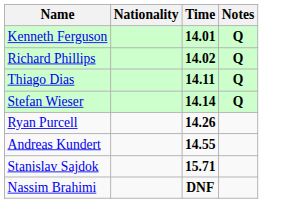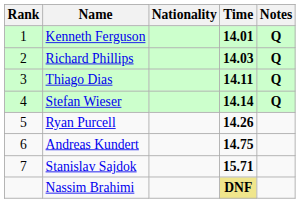+ column: (23, 15)
(200, 58) 14.02 -> (238, 58) 14.03
(200, 144) 14.55 -> (238, 144) 14.75
(200, 187) no background -> (238, 187) khaki background
